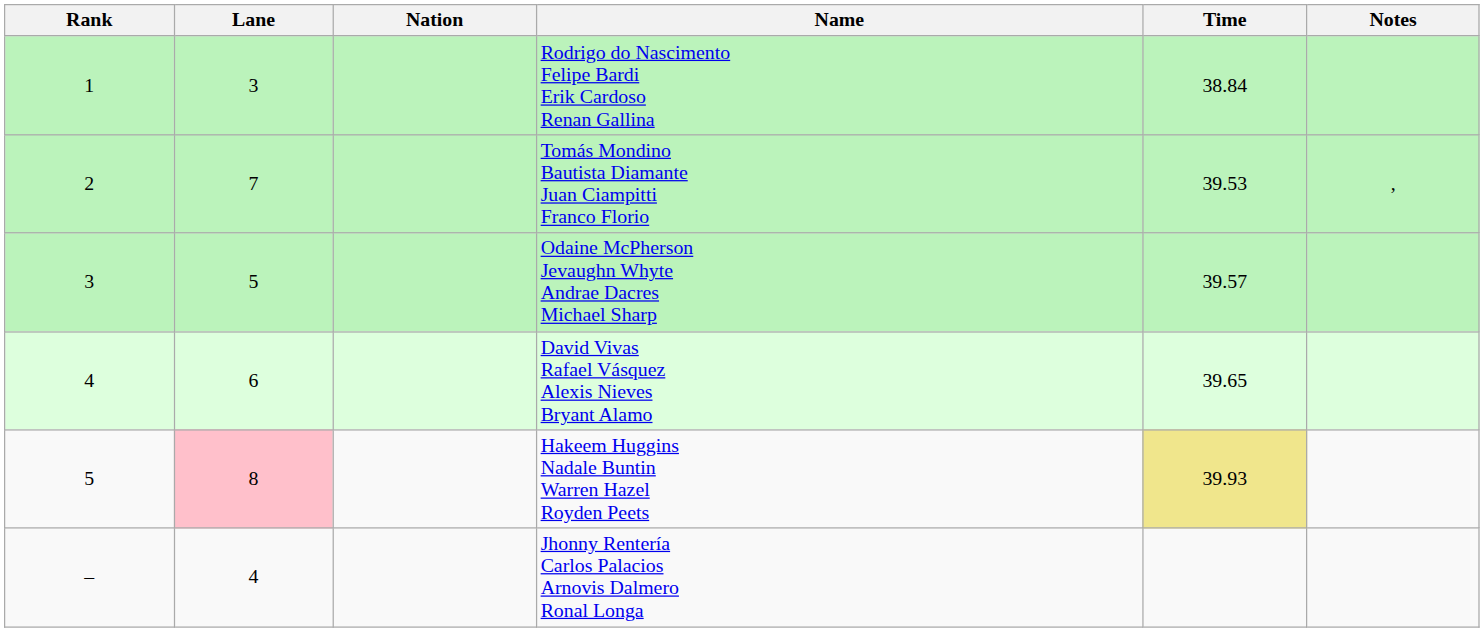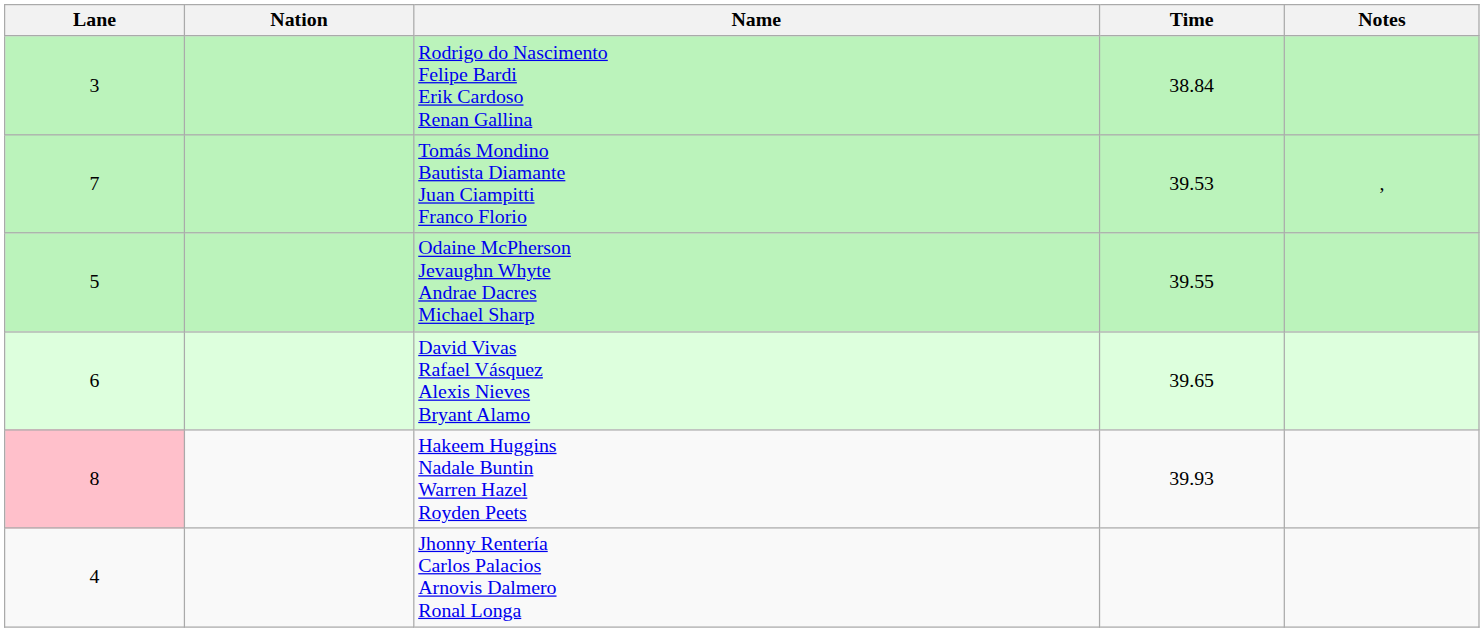- column: (89, 20)
(1225, 282) 39.57 -> (1192, 282) 39.55
(1225, 478) khaki background -> (1192, 478) no background
